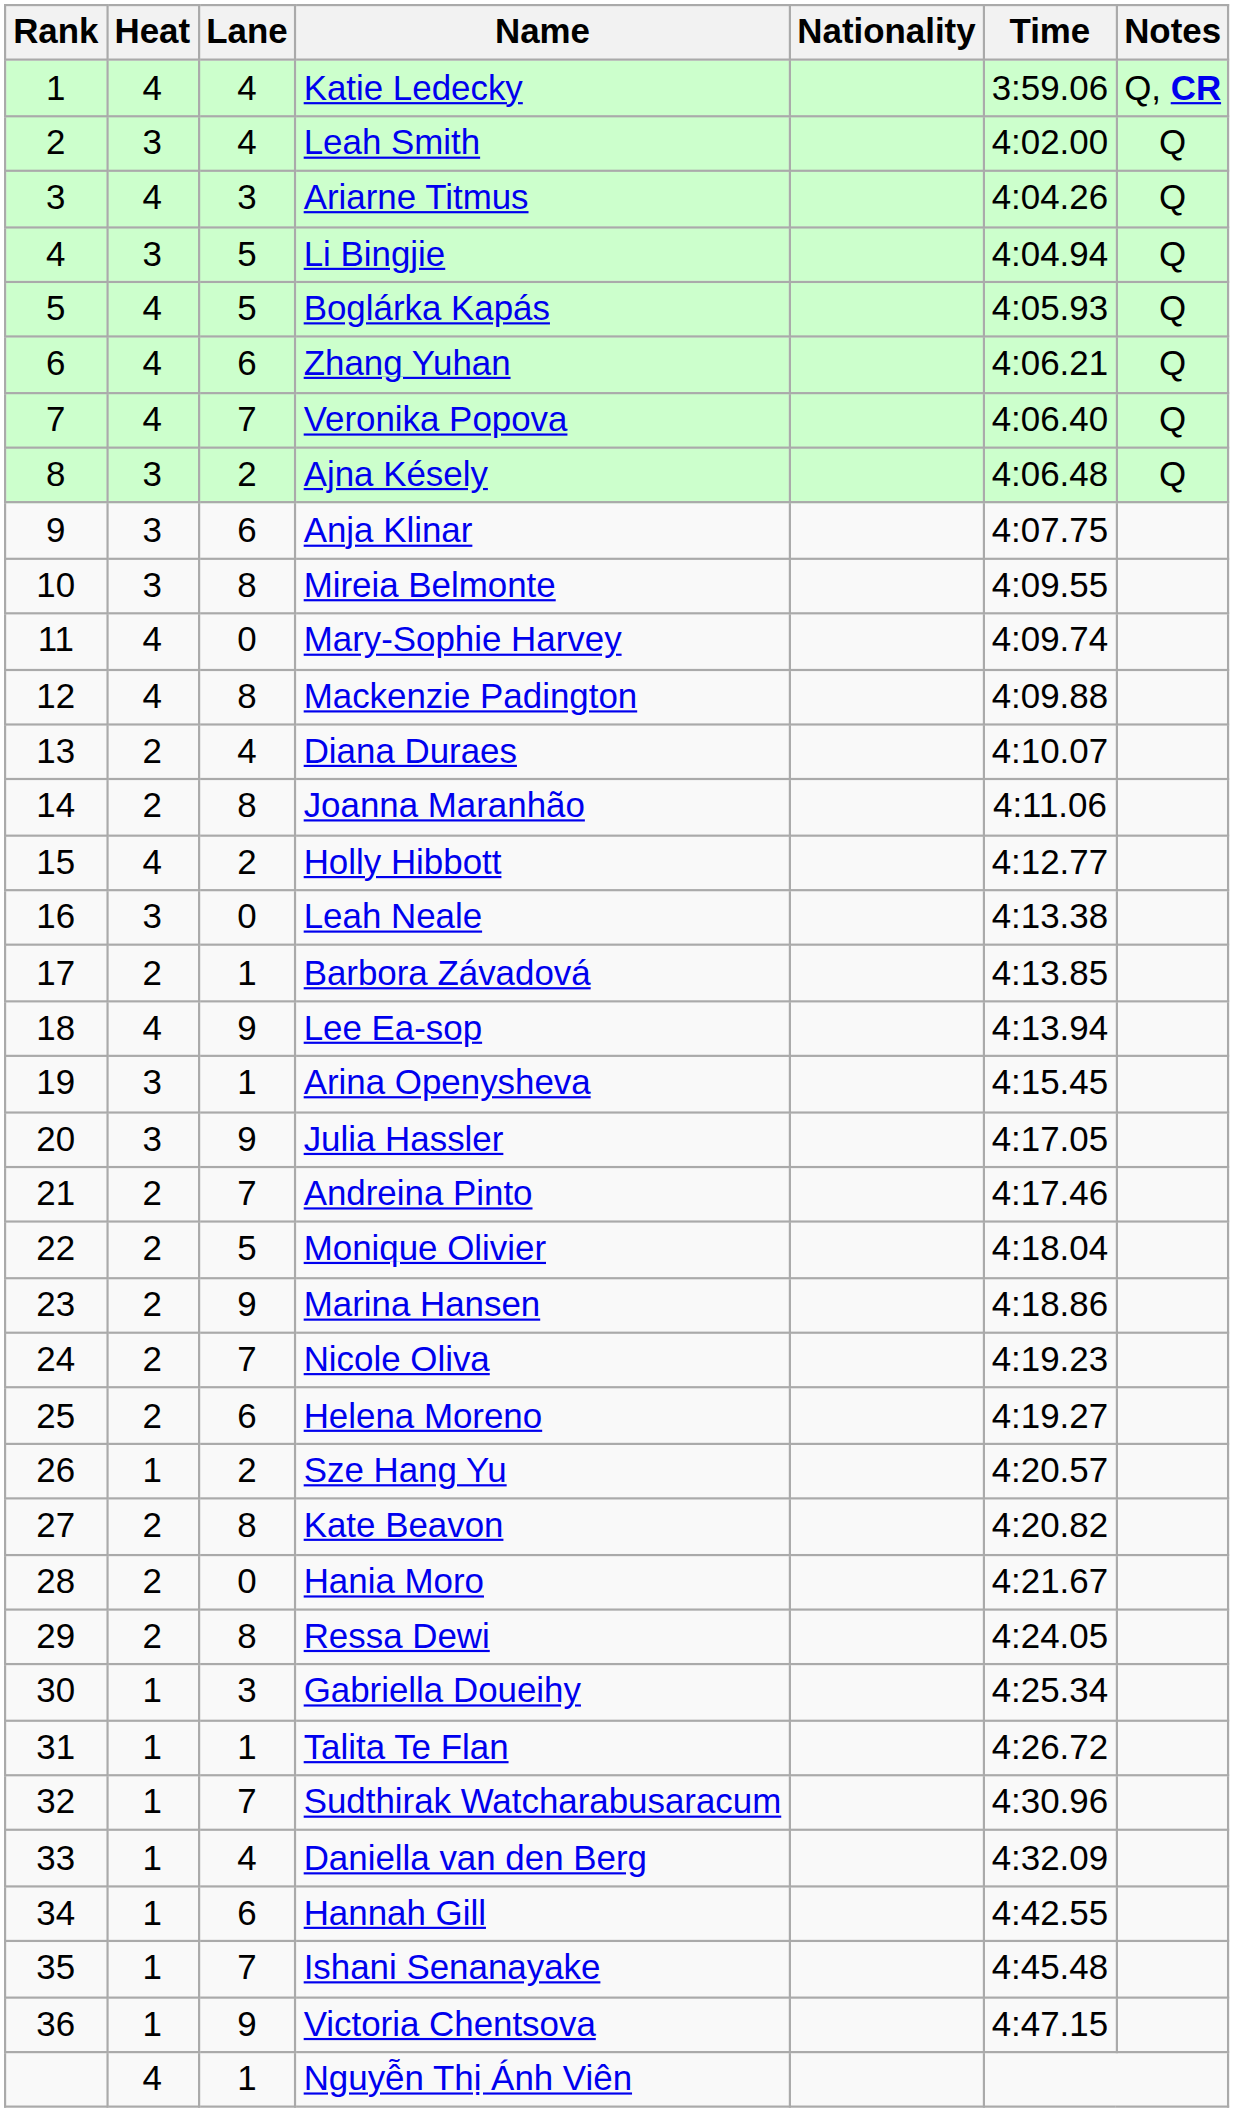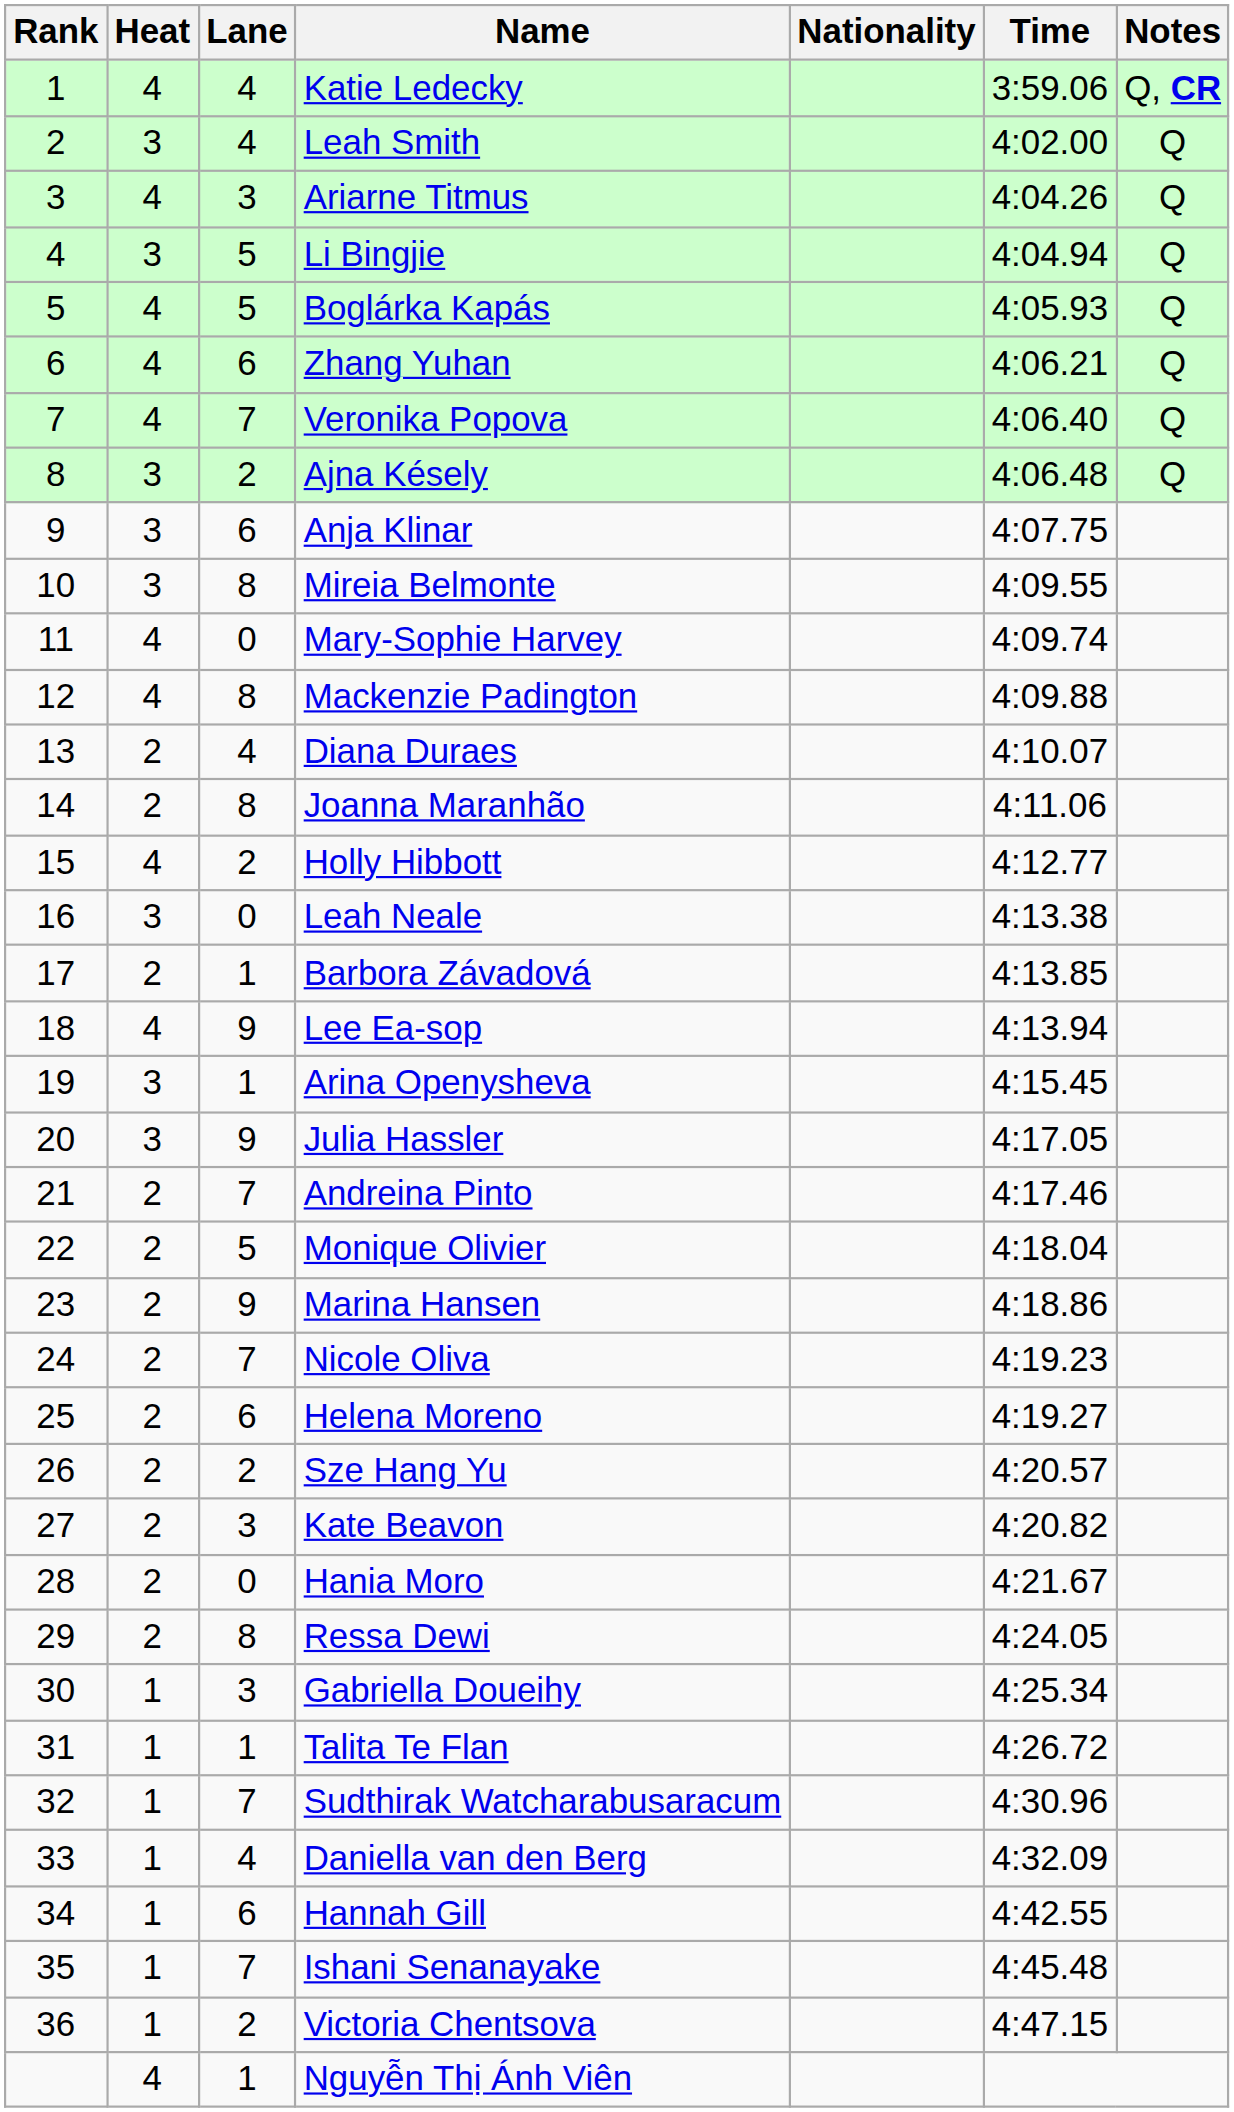(152, 1470) 1 -> (152, 1470) 2
(247, 1525) 8 -> (247, 1525) 3
(247, 2023) 9 -> (247, 2023) 2
